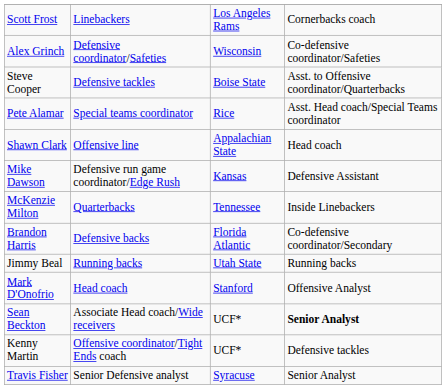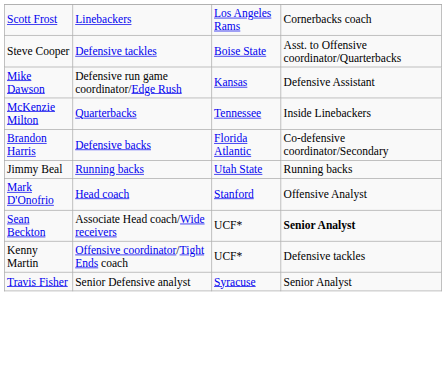- row: (36, 51)
- row: (35, 113)
- row: (37, 145)
